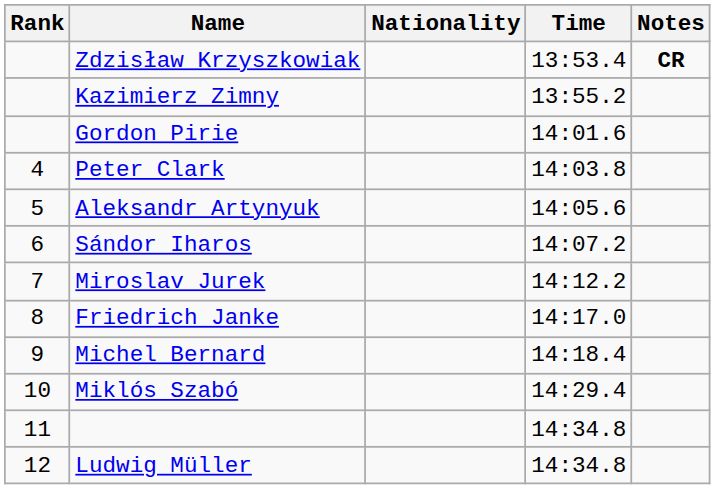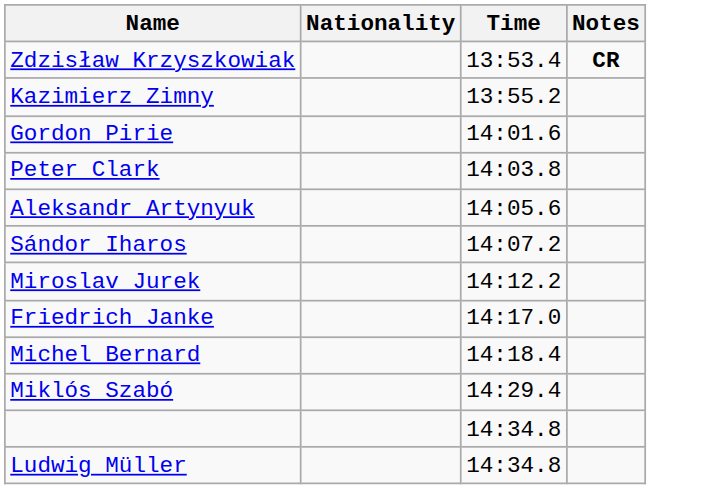- column: (37, 23)
